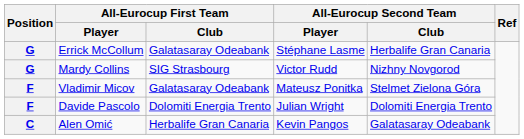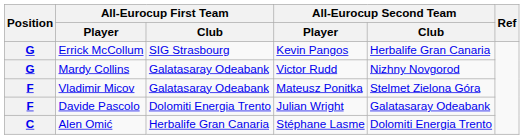(209, 50) Galatasaray Odeabank -> (189, 50) SIG Strasbourg
(320, 50) Stéphane Lasme -> (312, 50) Kevin Pangos
(189, 69) SIG Strasbourg -> (209, 69) Galatasaray Odeabank
(431, 106) Dolomiti Energia Trento -> (430, 106) Galatasaray Odeabank
(312, 124) Kevin Pangos -> (320, 124) Stéphane Lasme
(430, 124) Galatasaray Odeabank -> (431, 124) Dolomiti Energia Trento
